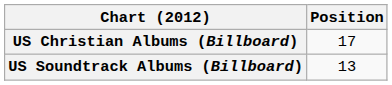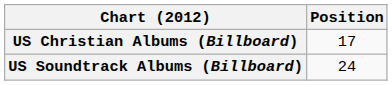(347, 67) 13 -> (347, 67) 24
